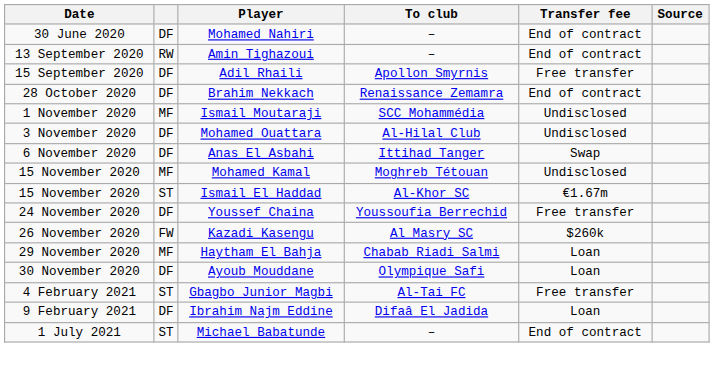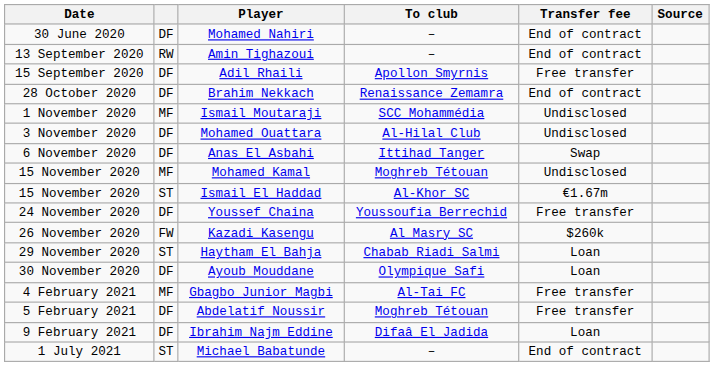(166, 253) MF -> (166, 253) ST
(166, 292) ST -> (166, 292) MF
+ row: (261, 312)
